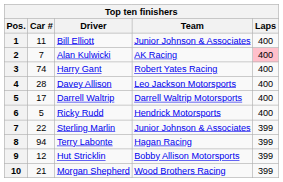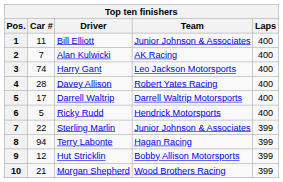(266, 55) pink background -> (266, 55) no background
(176, 69) Robert Yates Racing -> (185, 69) Leo Jackson Motorsports
(185, 84) Leo Jackson Motorsports -> (176, 84) Robert Yates Racing
